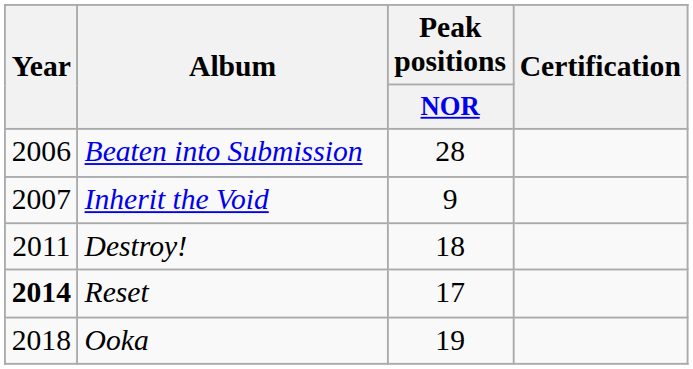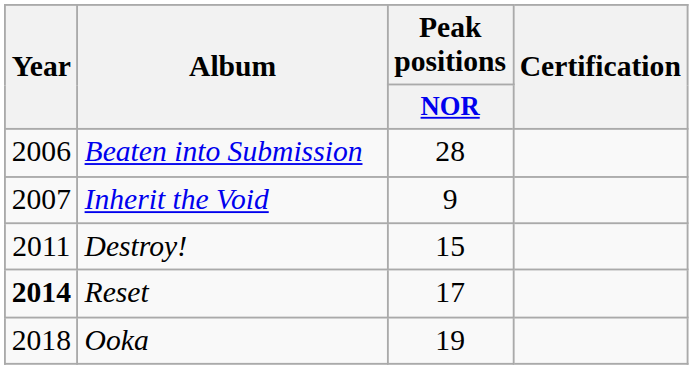(450, 246) 18 -> (450, 246) 15
